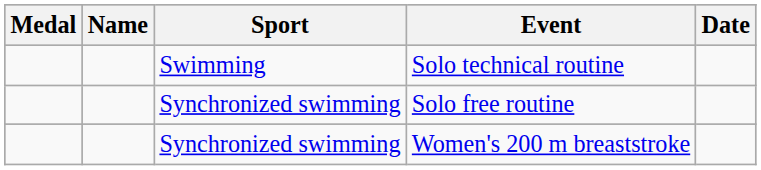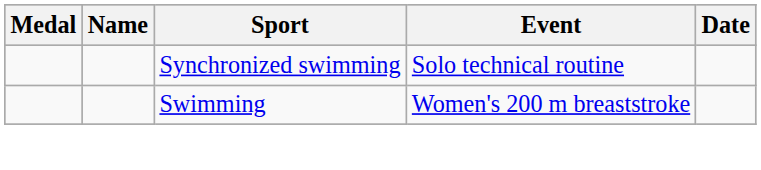(212, 64) Swimming -> (280, 64) Synchronized swimming
- row: (493, 104)
(280, 144) Synchronized swimming -> (212, 104) Swimming
